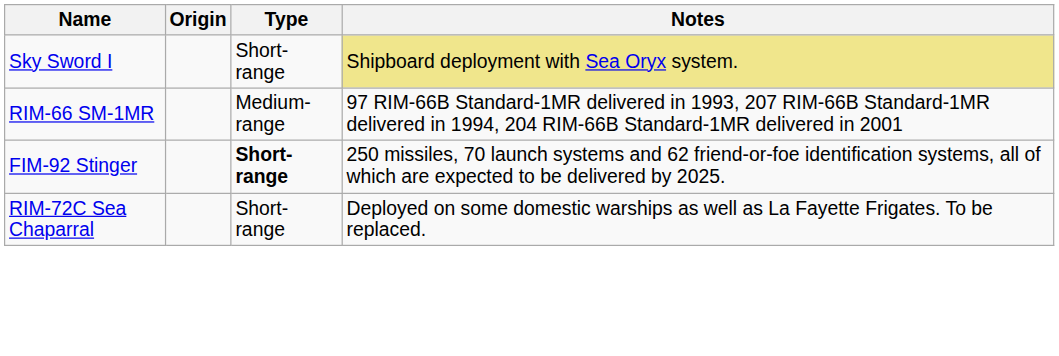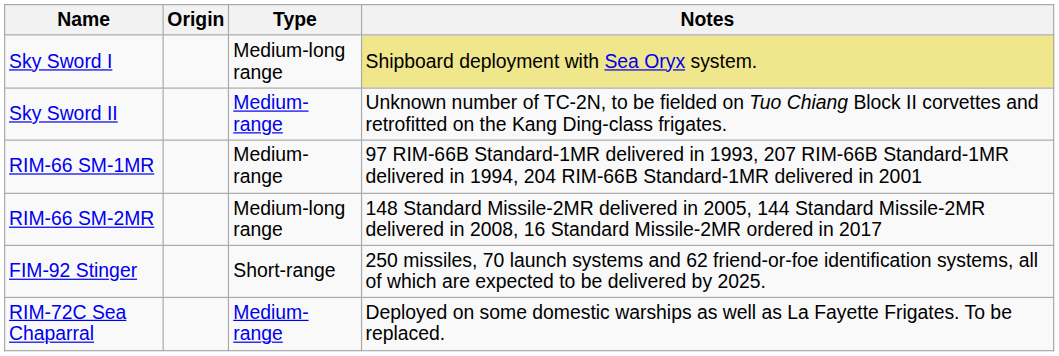(262, 61) Short-range -> (289, 61) Medium-long range
+ row: (63, 113)
+ row: (82, 218)
(264, 166) bold -> (284, 271) normal
(262, 218) Short-range -> (271, 323) Medium-range
